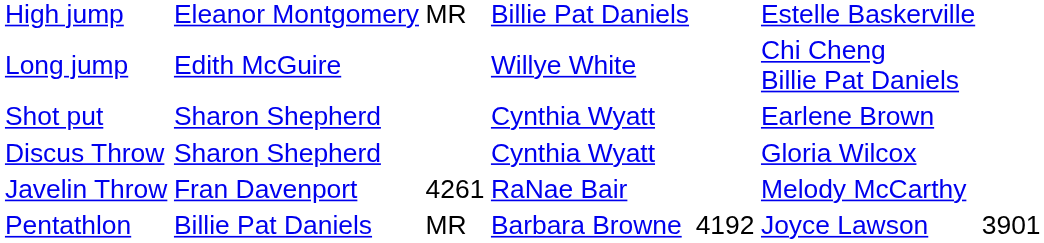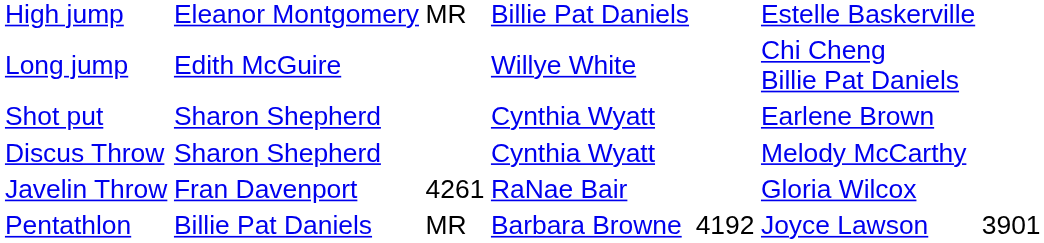(839, 153) Gloria Wilcox -> (864, 153) Melody McCarthy
(864, 189) Melody McCarthy -> (839, 189) Gloria Wilcox
